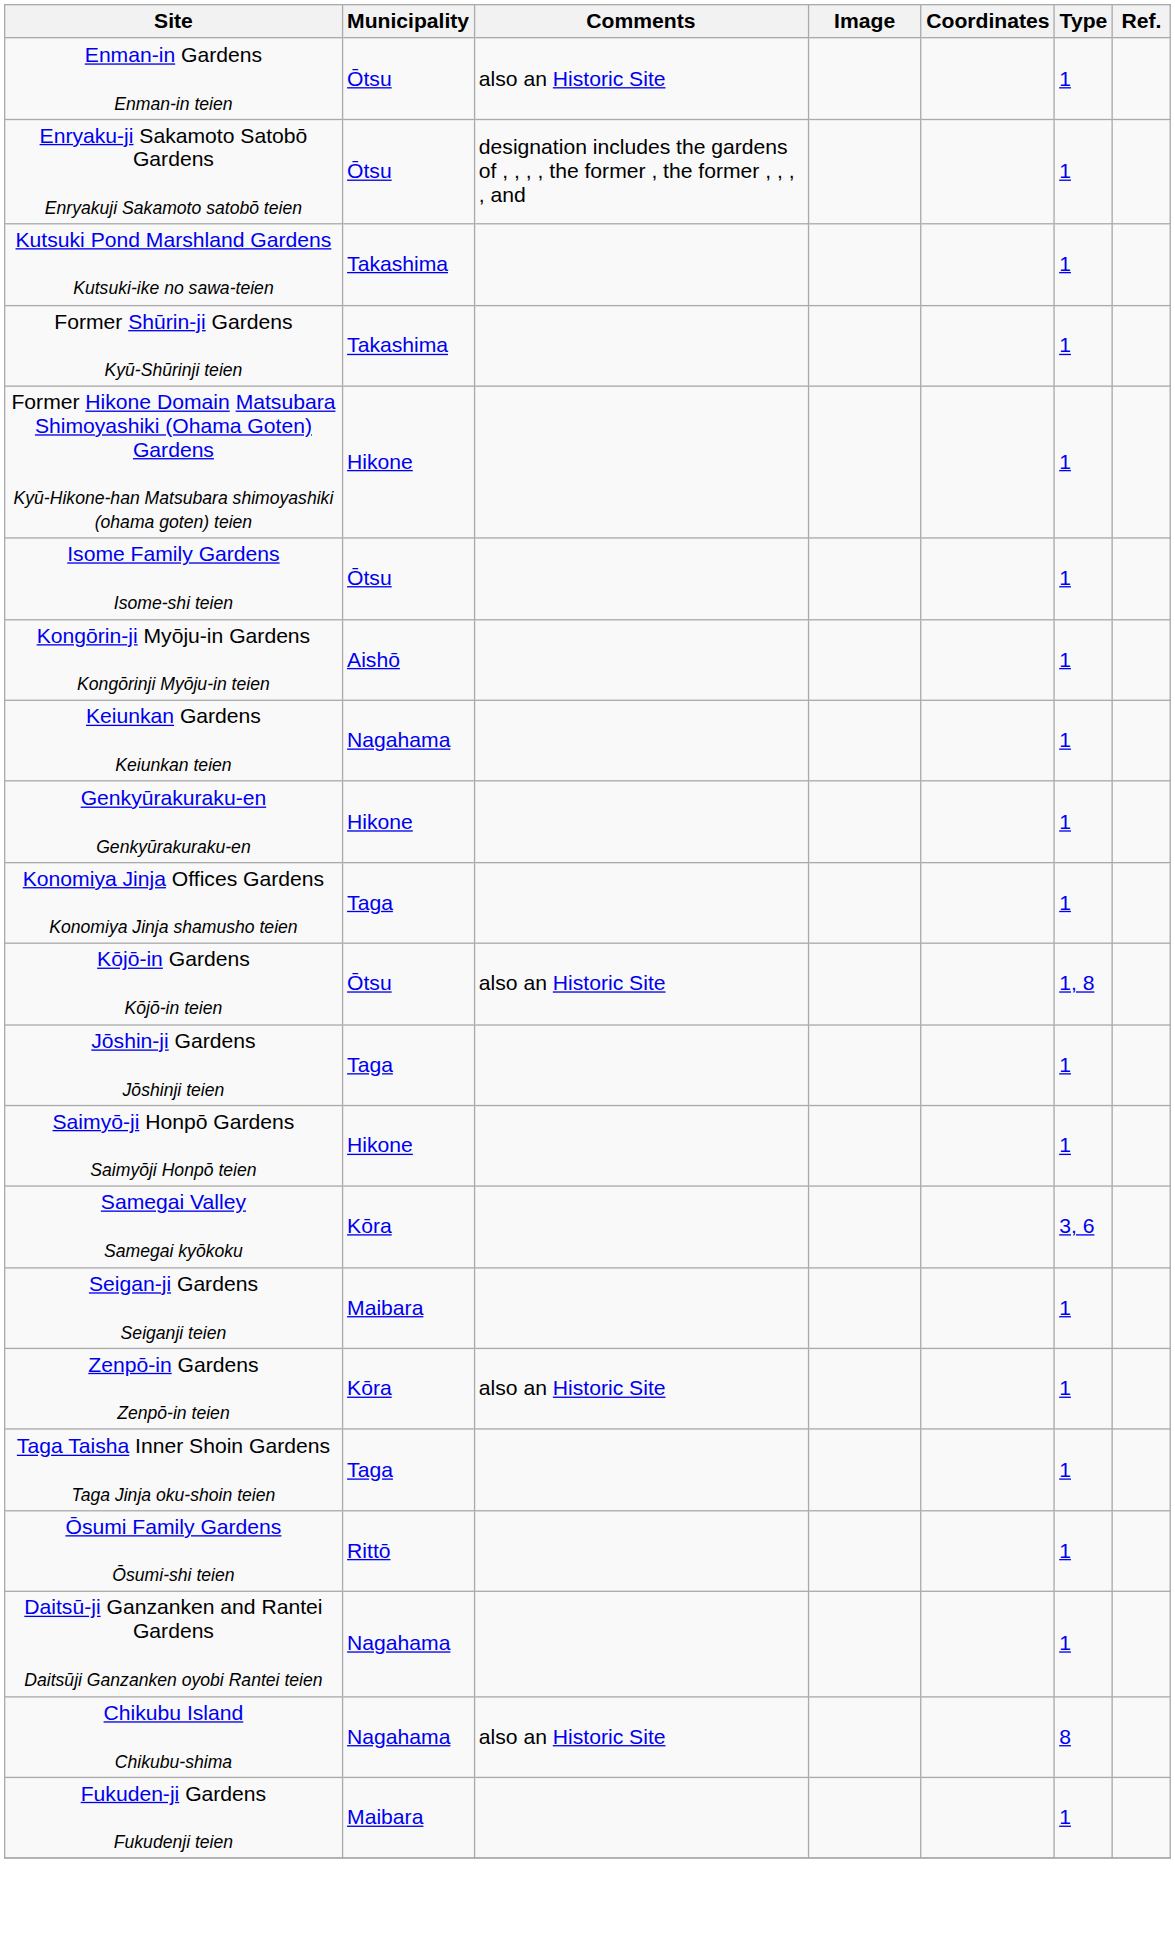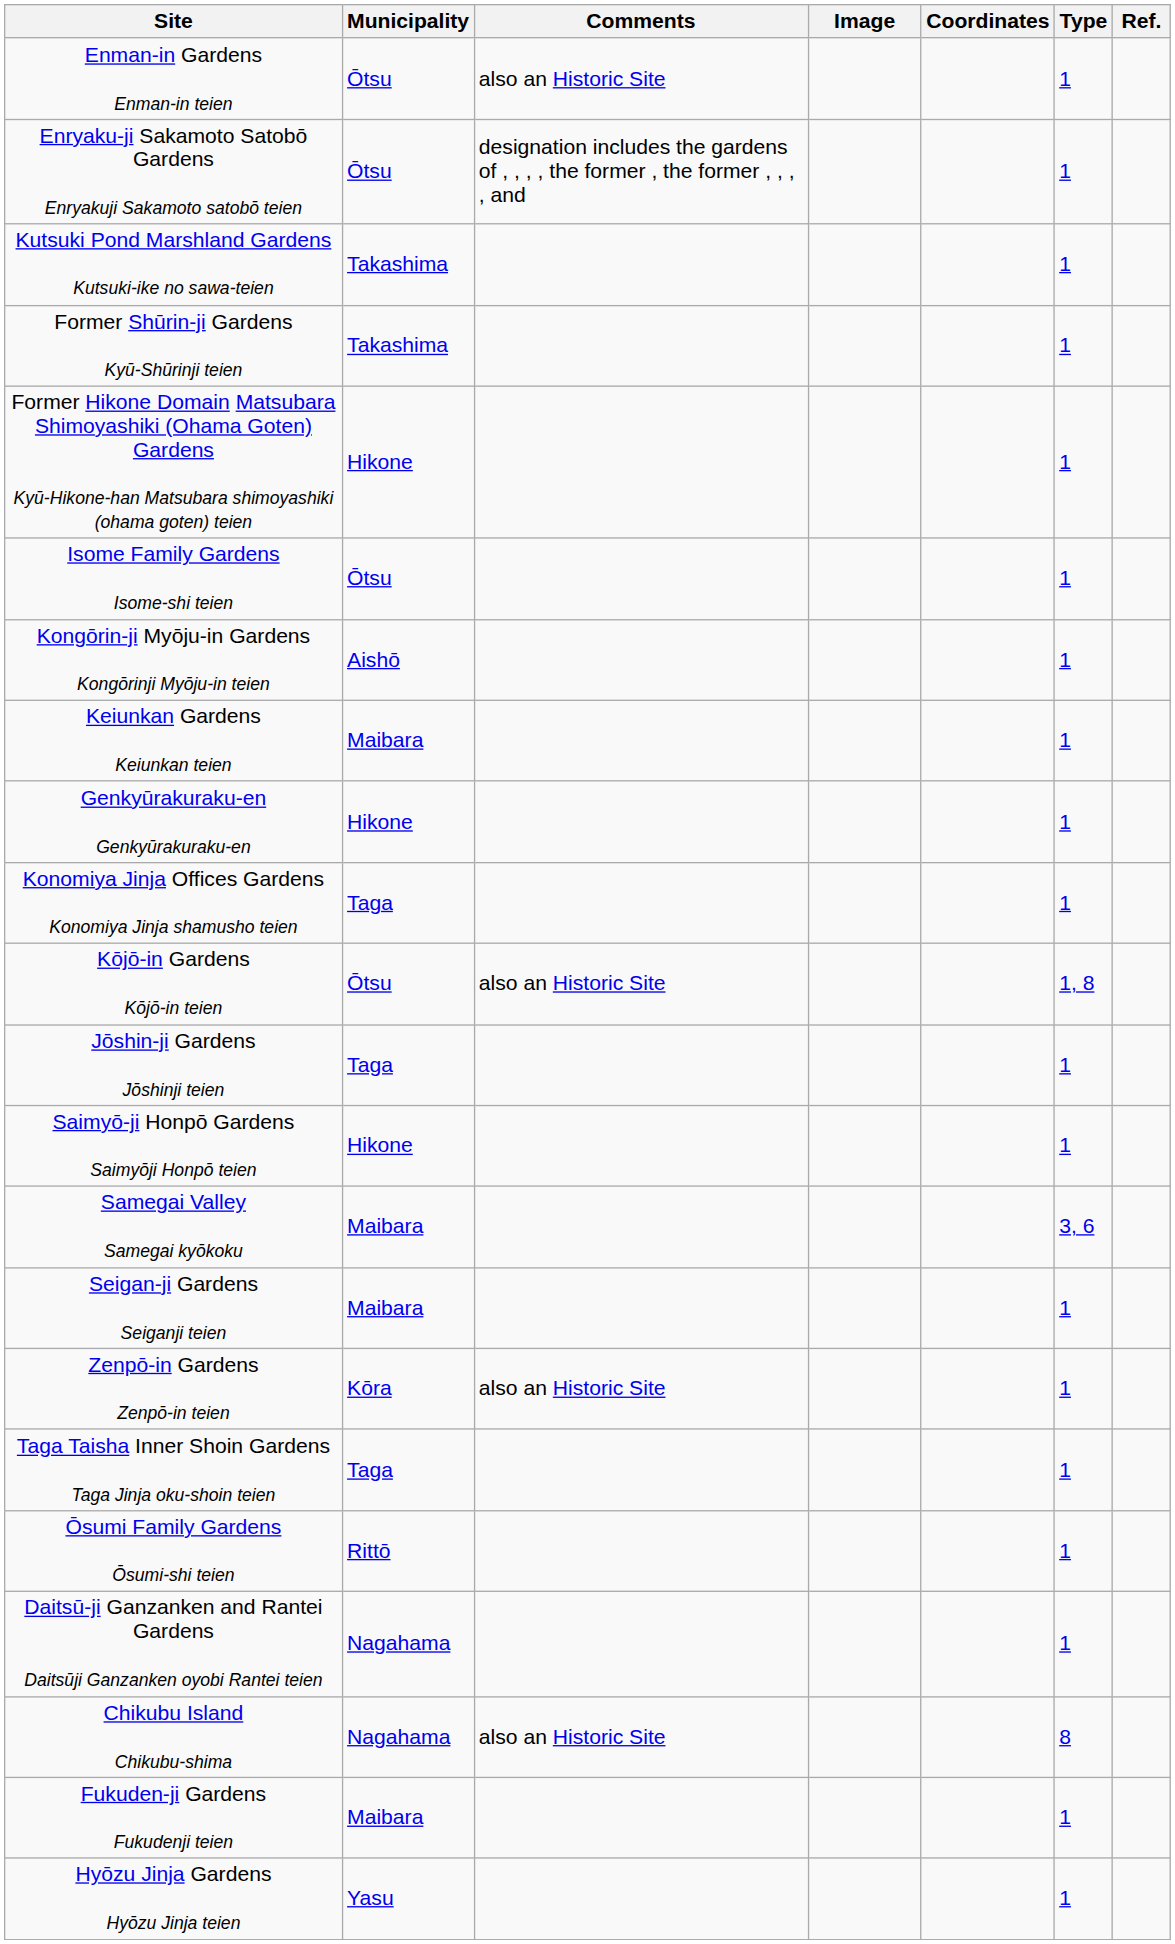(399, 740) Nagahama -> (385, 740) Maibara
(369, 1226) Kōra -> (385, 1226) Maibara
+ row: (173, 1898)
